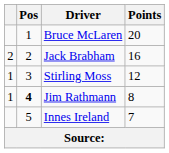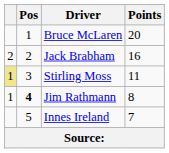(10, 76) no background -> (10, 76) khaki background
(134, 76) 12 -> (134, 76) 11
